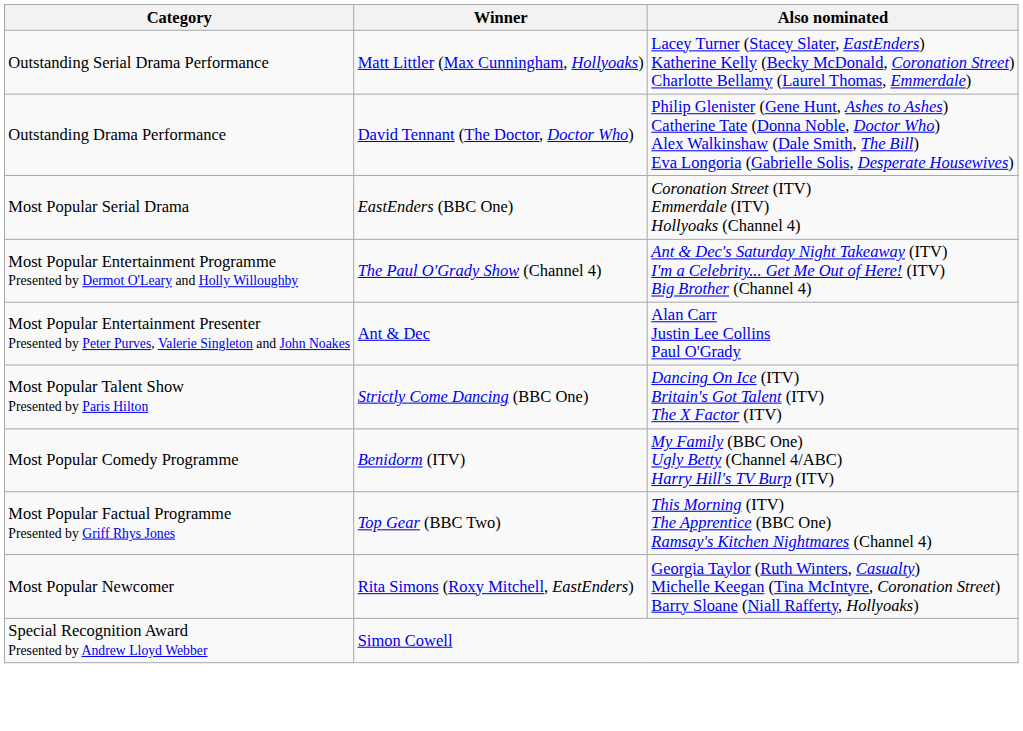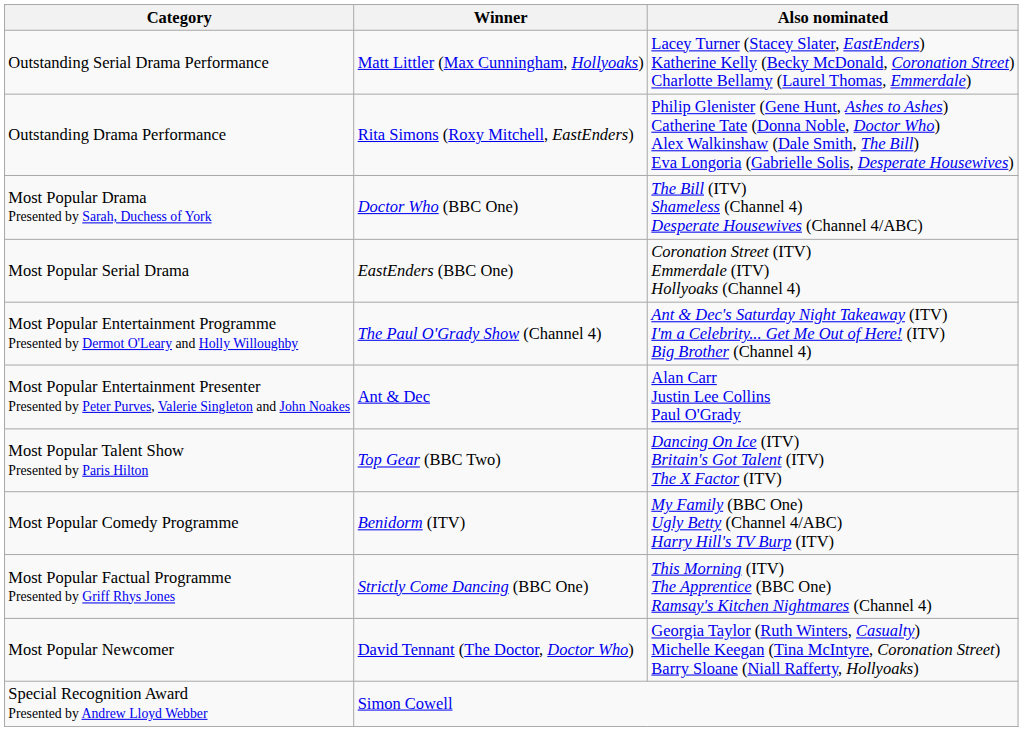(496, 134) David Tennant (The Doctor, Doctor Who) -> (496, 134) Rita Simons (Roxy Mitchell, EastEnders)
+ row: (110, 207)
(473, 396) Strictly Come Dancing (BBC One) -> (429, 460) Top Gear (BBC Two)
(429, 523) Top Gear (BBC Two) -> (473, 586) Strictly Come Dancing (BBC One)
(496, 586) Rita Simons (Roxy Mitchell, EastEnders) -> (496, 649) David Tennant (The Doctor, Doctor Who)
